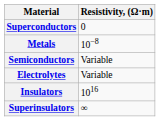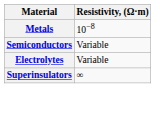- row: (41, 27)
- row: (41, 92)
